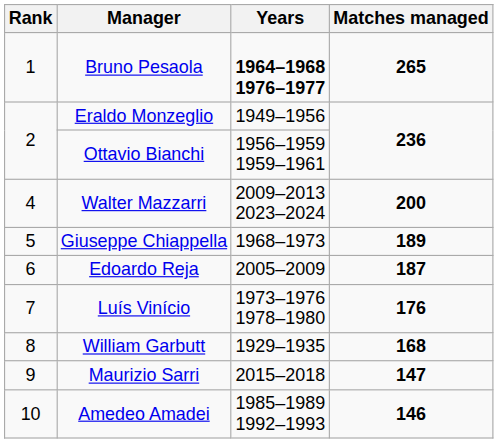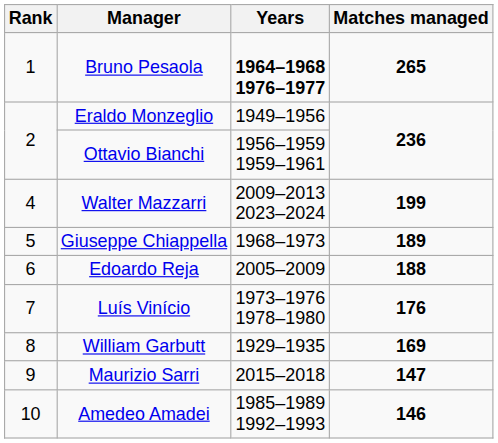(411, 202) 200 -> (411, 202) 199
(411, 269) 187 -> (411, 269) 188
(411, 346) 168 -> (411, 346) 169
